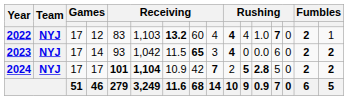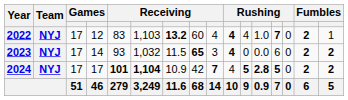(147, 52) 1,042 -> (147, 52) 1,032
(232, 69) 2 -> (232, 69) 4
(277, 69) normal -> (277, 69) bold
